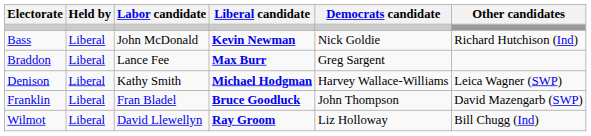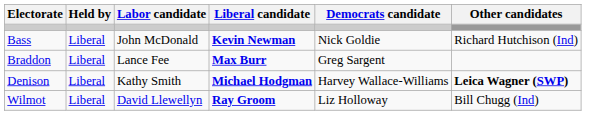(508, 80) normal -> (511, 80) bold
- row: (29, 100)
